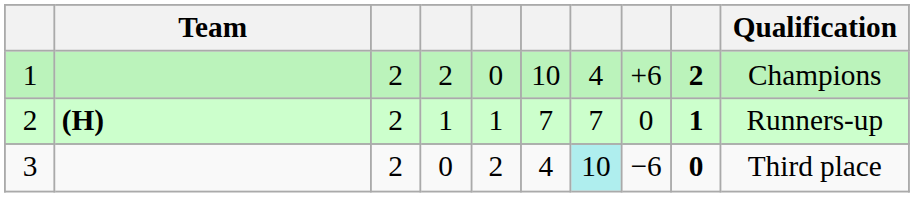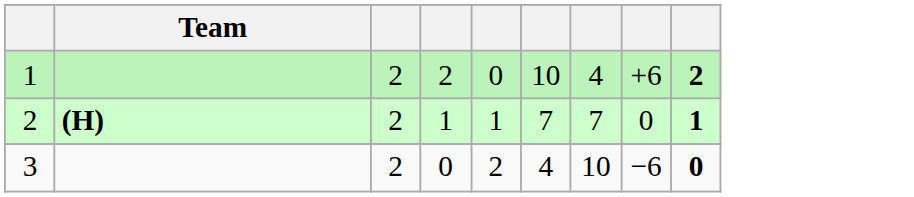- column: (815, 27)
(596, 167) paleturquoise background -> (596, 167) no background
